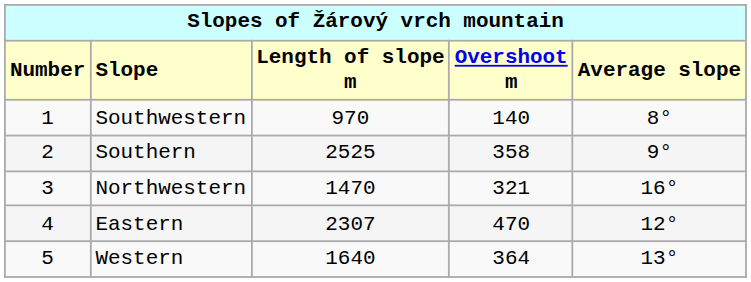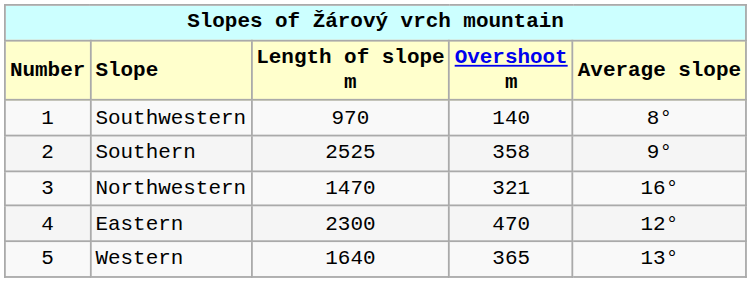(350, 223) 2307 -> (350, 223) 2300
(511, 258) 364 -> (511, 258) 365
